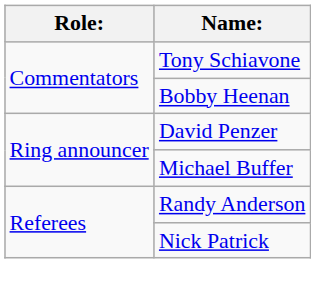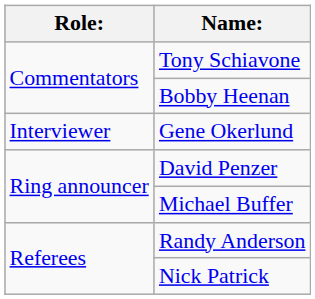+ row: (226, 131)
